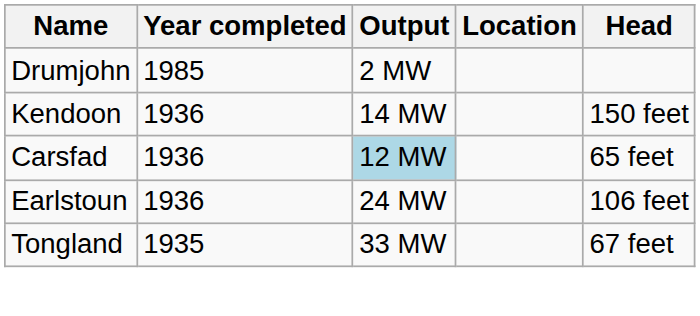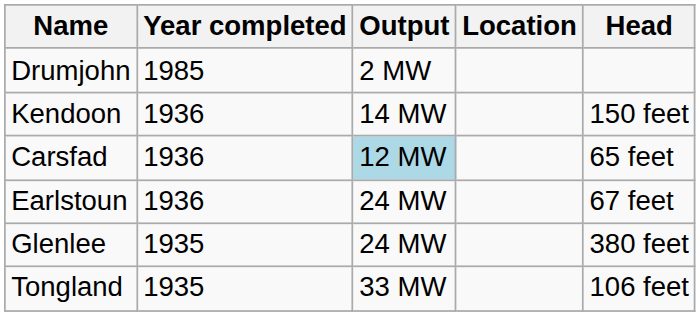(639, 200) 106 feet -> (632, 200) 67 feet
+ row: (59, 244)
(632, 244) 67 feet -> (639, 288) 106 feet
